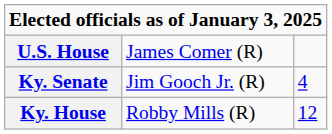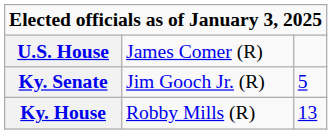(303, 81) 4 -> (303, 81) 5
(308, 112) 12 -> (308, 112) 13
